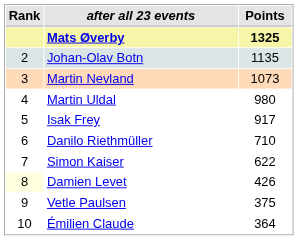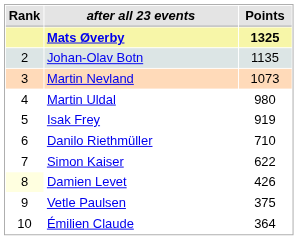(265, 120) 917 -> (265, 120) 919
